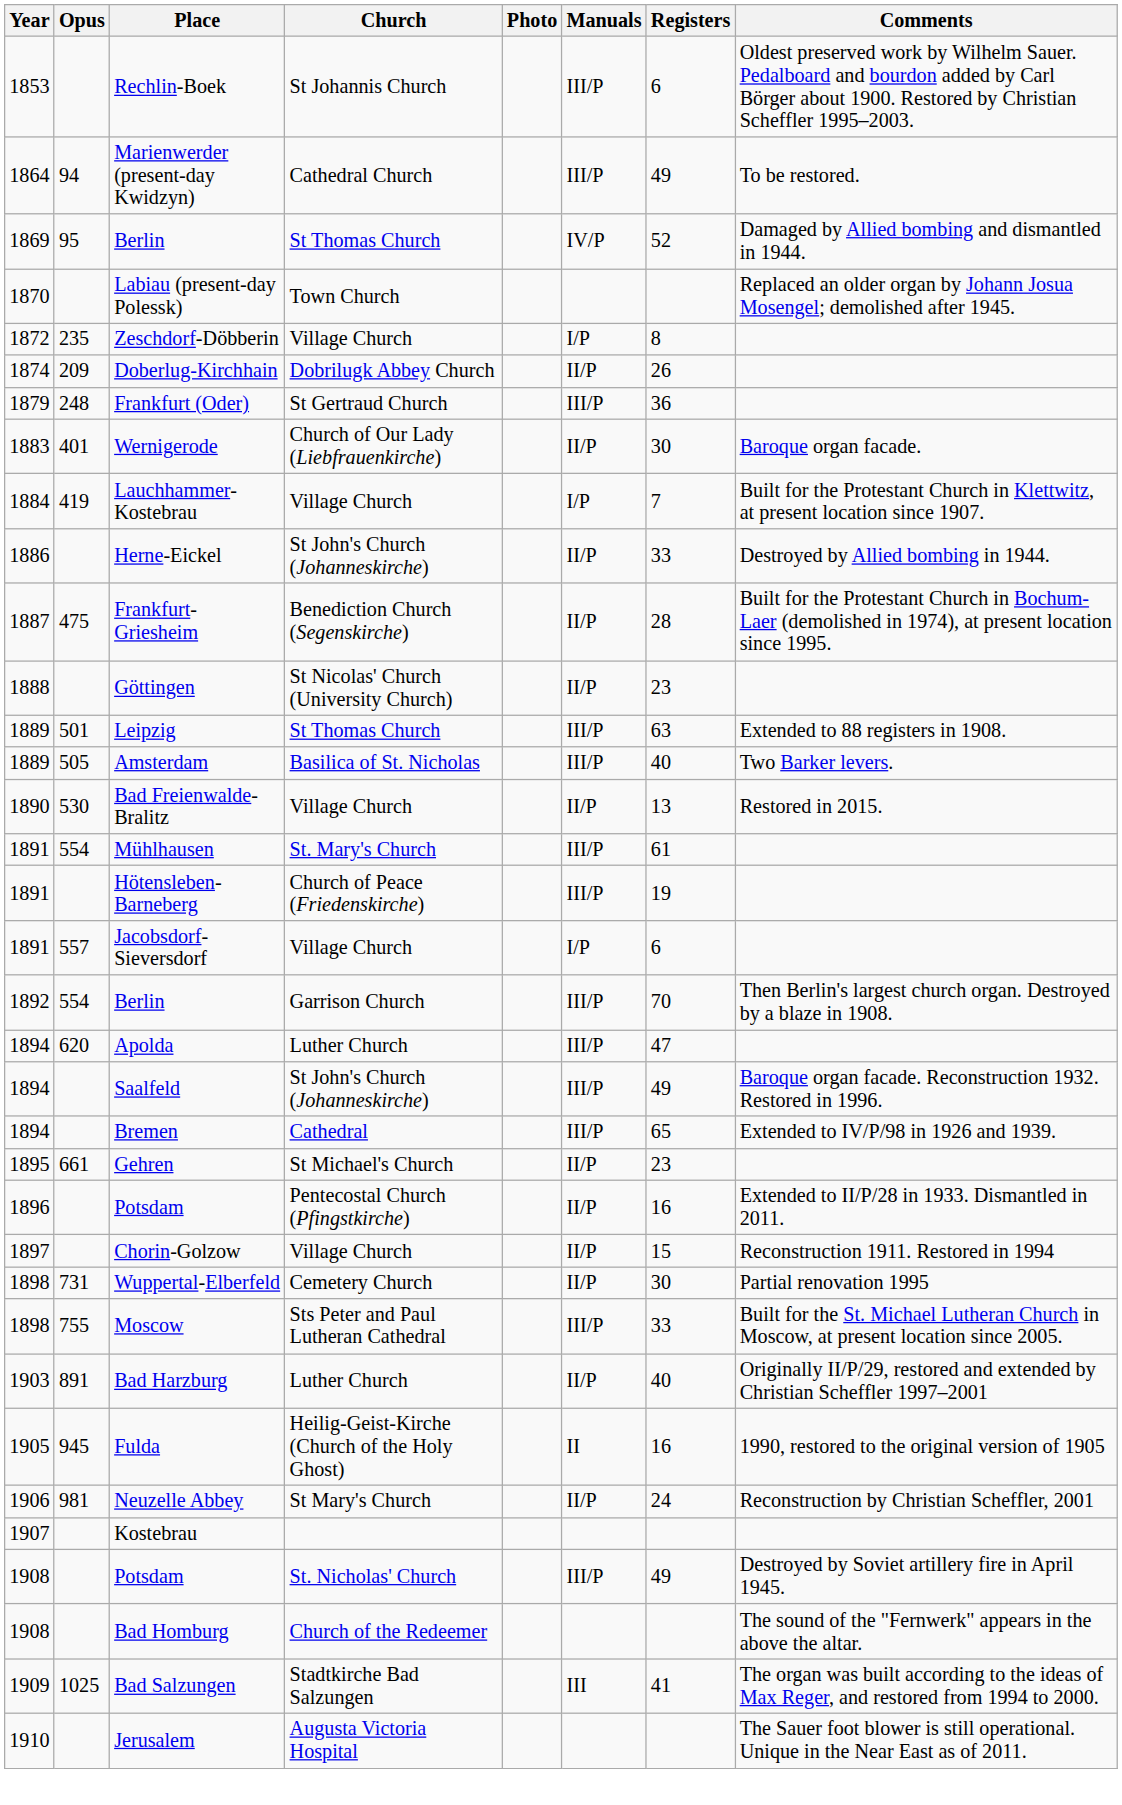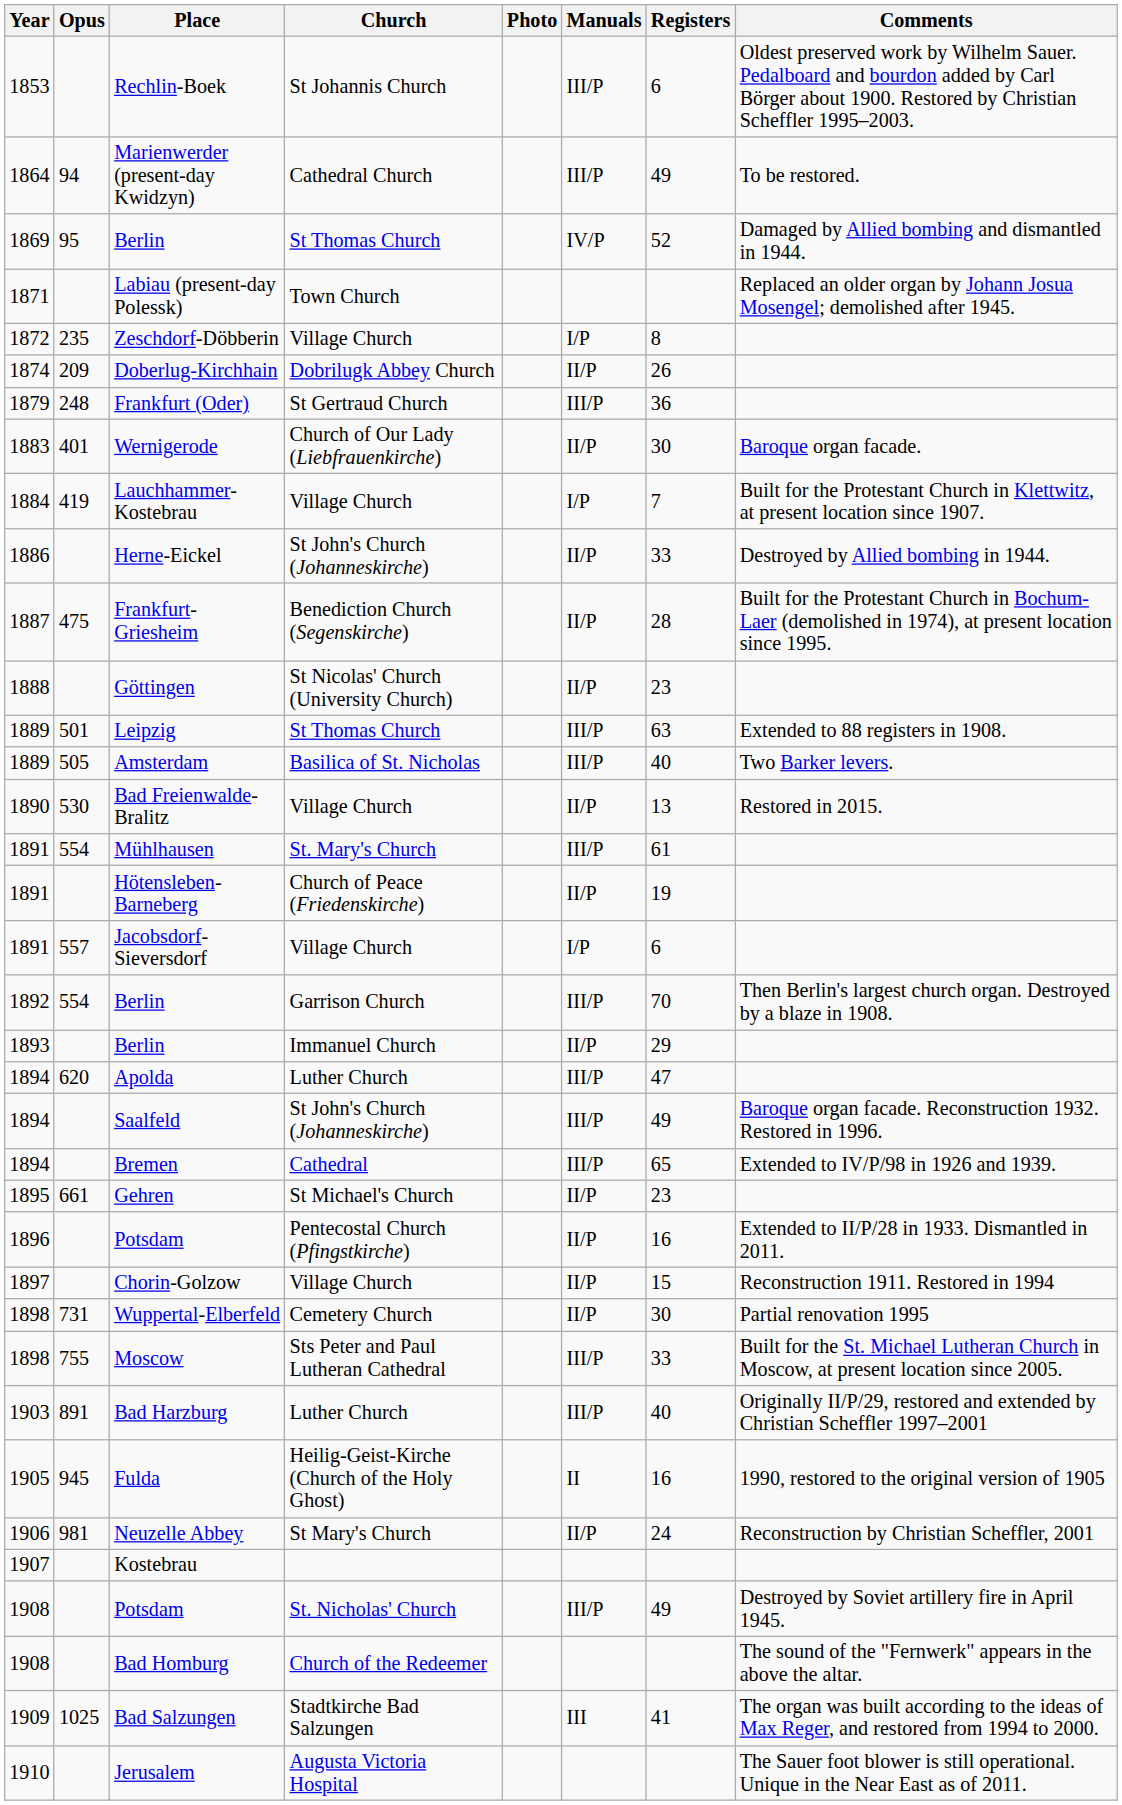(29, 295) 1870 -> (29, 295) 1871
(585, 892) III/P -> (582, 892) II/P
+ row: (139, 1045)
(582, 1380) II/P -> (585, 1412) III/P
